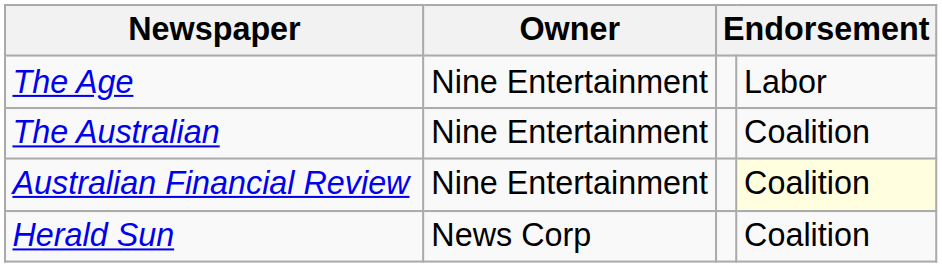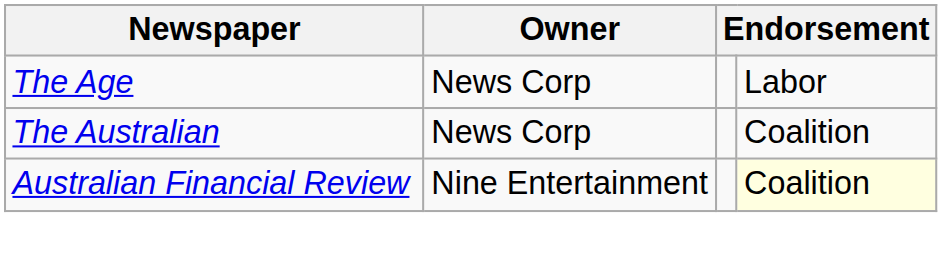(570, 81) Nine Entertainment -> (511, 81) News Corp
(570, 132) Nine Entertainment -> (511, 132) News Corp
- row: (93, 235)
